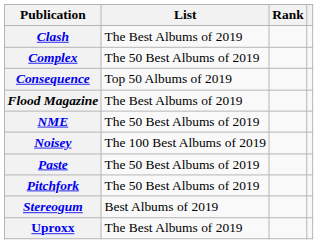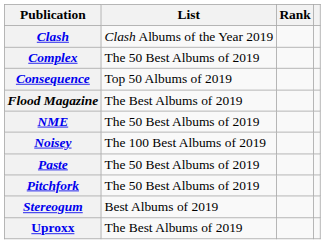(174, 36) The Best Albums of 2019 -> (189, 36) Clash Albums of the Year 2019
